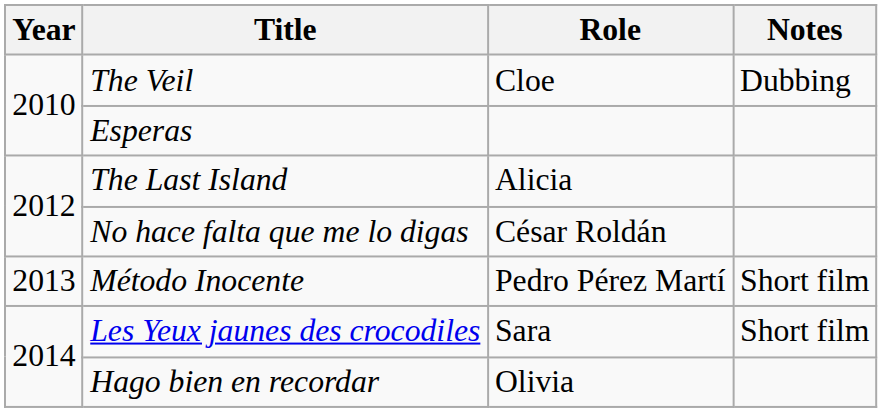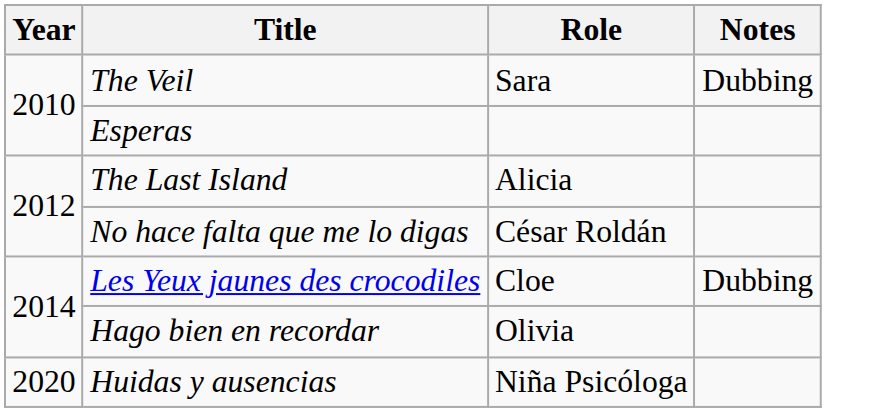(525, 79) Cloe -> (523, 79) Sara
- row: (197, 280)
(523, 331) Sara -> (525, 280) Cloe
(805, 331) Short film -> (758, 280) Dubbing
+ row: (213, 381)
